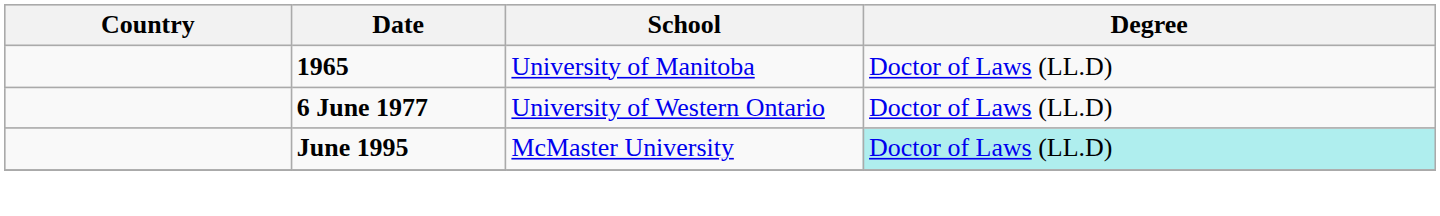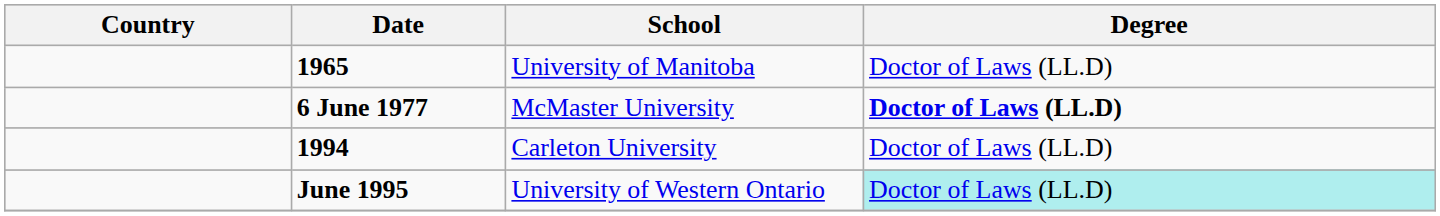(668, 107) University of Western Ontario -> (623, 107) McMaster University
(991, 107) normal -> (996, 107) bold
+ row: (323, 148)
(623, 148) McMaster University -> (668, 189) University of Western Ontario
